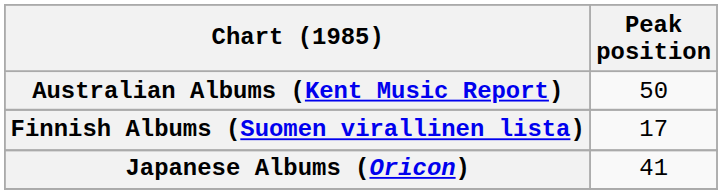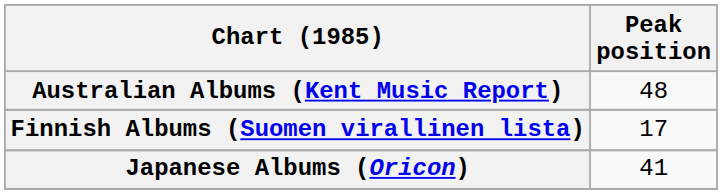(654, 91) 50 -> (654, 91) 48
